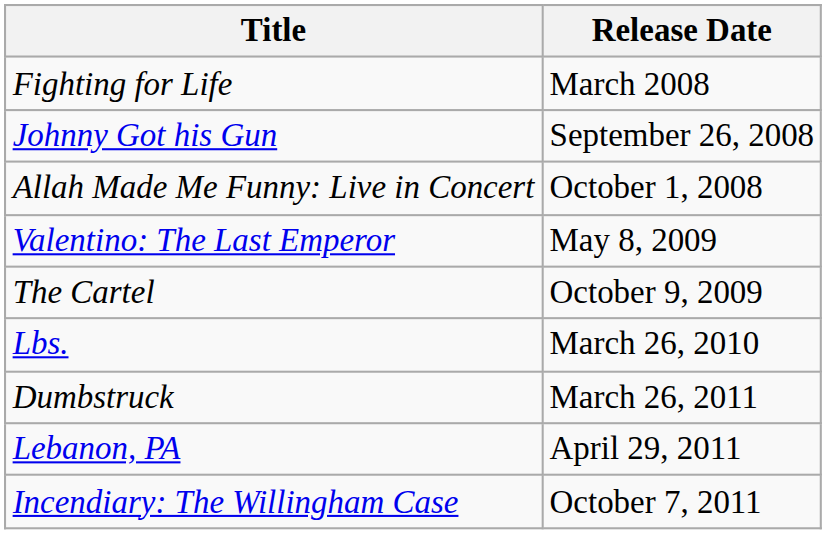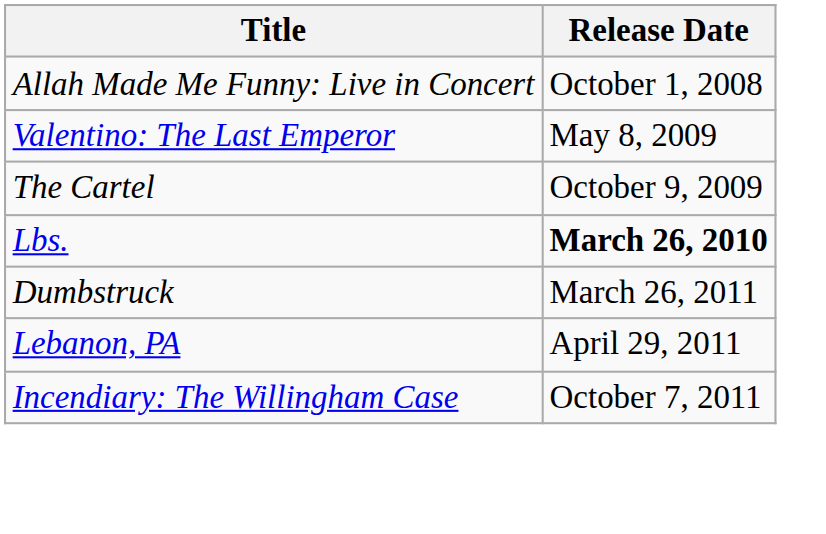- row: (122, 82)
- row: (145, 135)
(654, 344) normal -> (659, 239) bold
